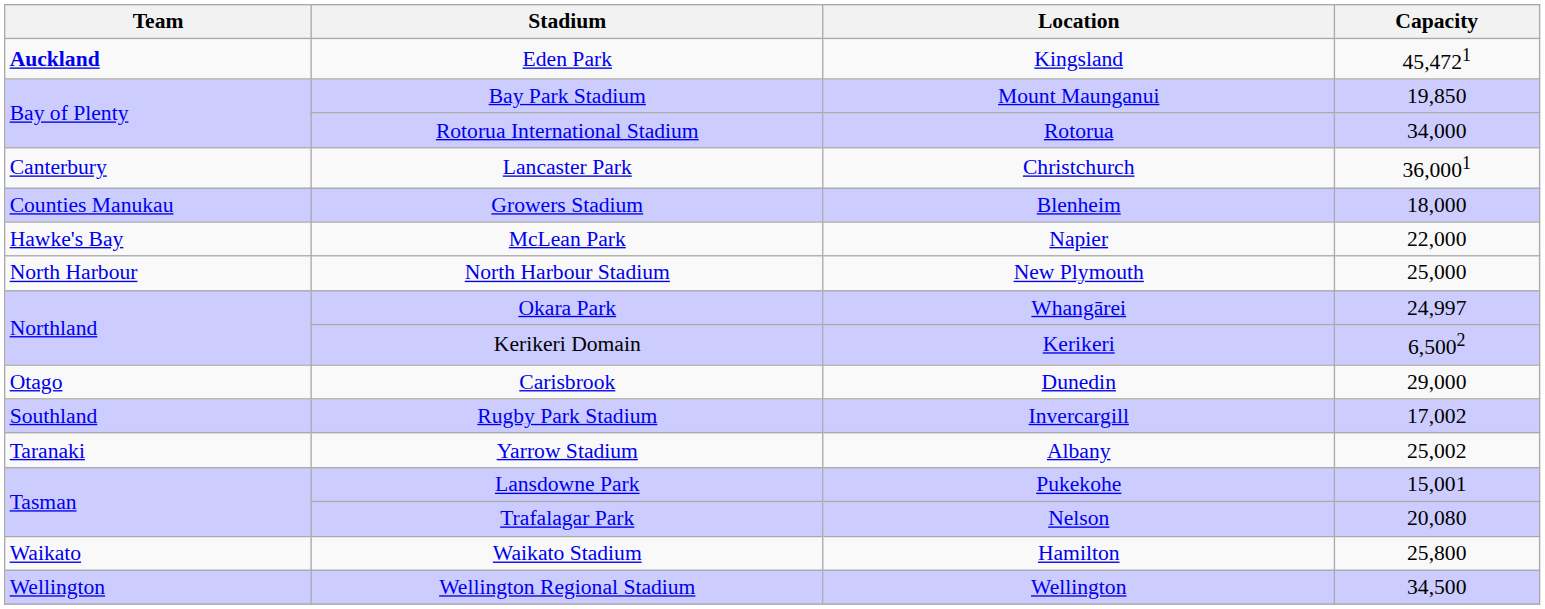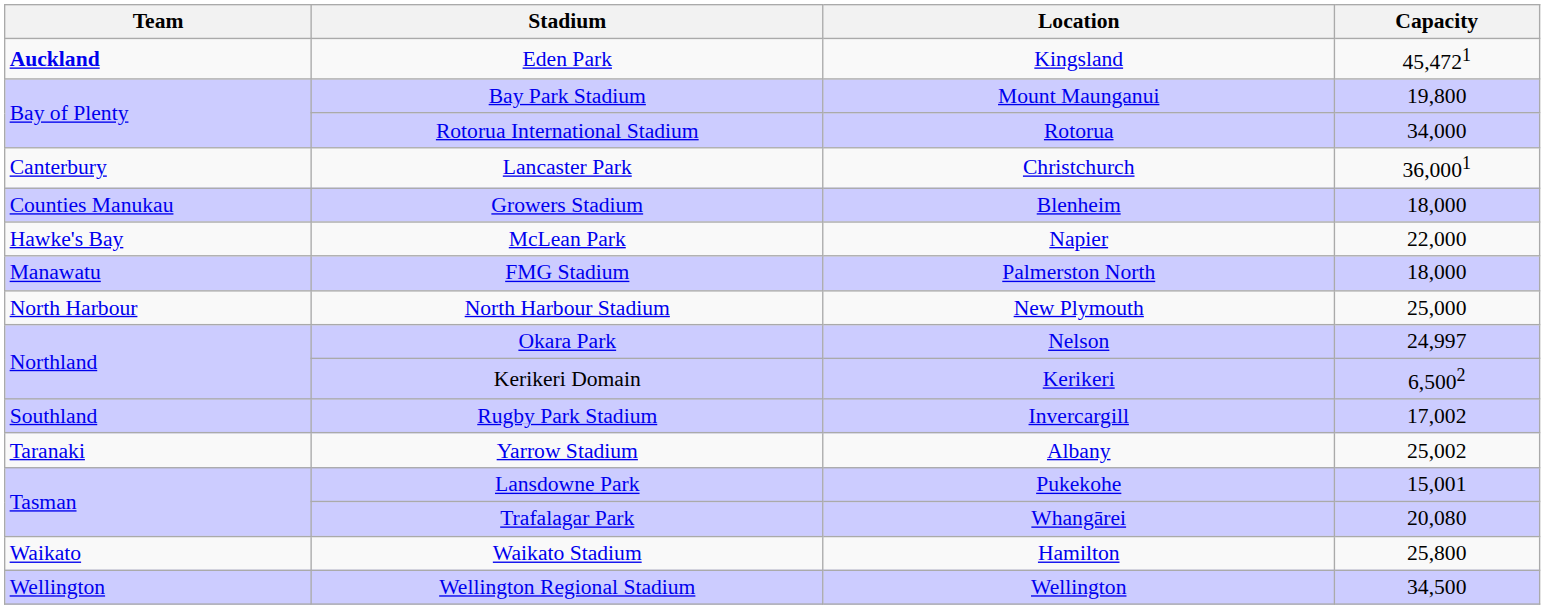(1437, 95) 19,850 -> (1437, 95) 19,800
+ row: (567, 273)
(1079, 307) Whangārei -> (1079, 341) Nelson
- row: (567, 381)
(1079, 518) Nelson -> (1079, 518) Whangārei
